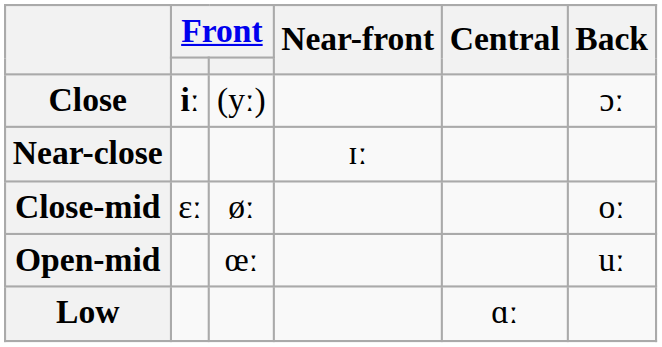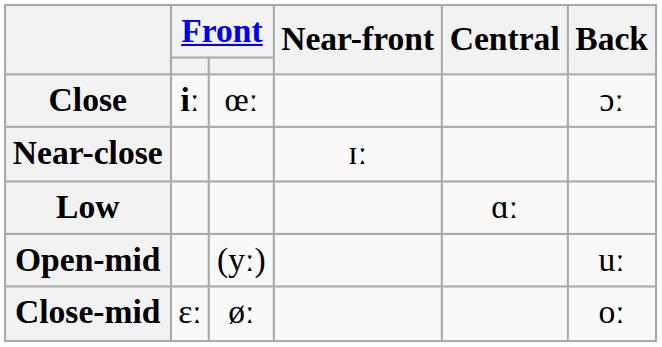(241, 99) (yː) -> (241, 99) œː
rows swapped: (88, 206) <-> (88, 313)
(241, 259) œː -> (241, 259) (yː)
